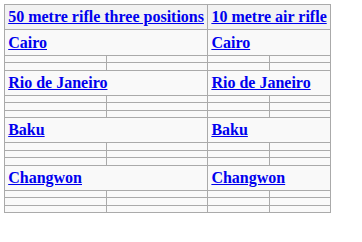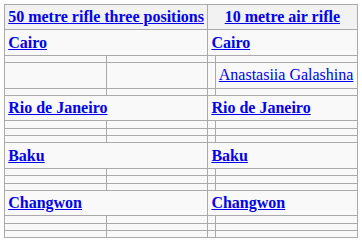+ row: (55, 75)
